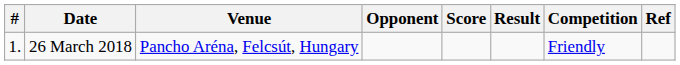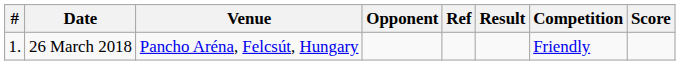columns swapped: (466, 18) <-> (658, 18)
